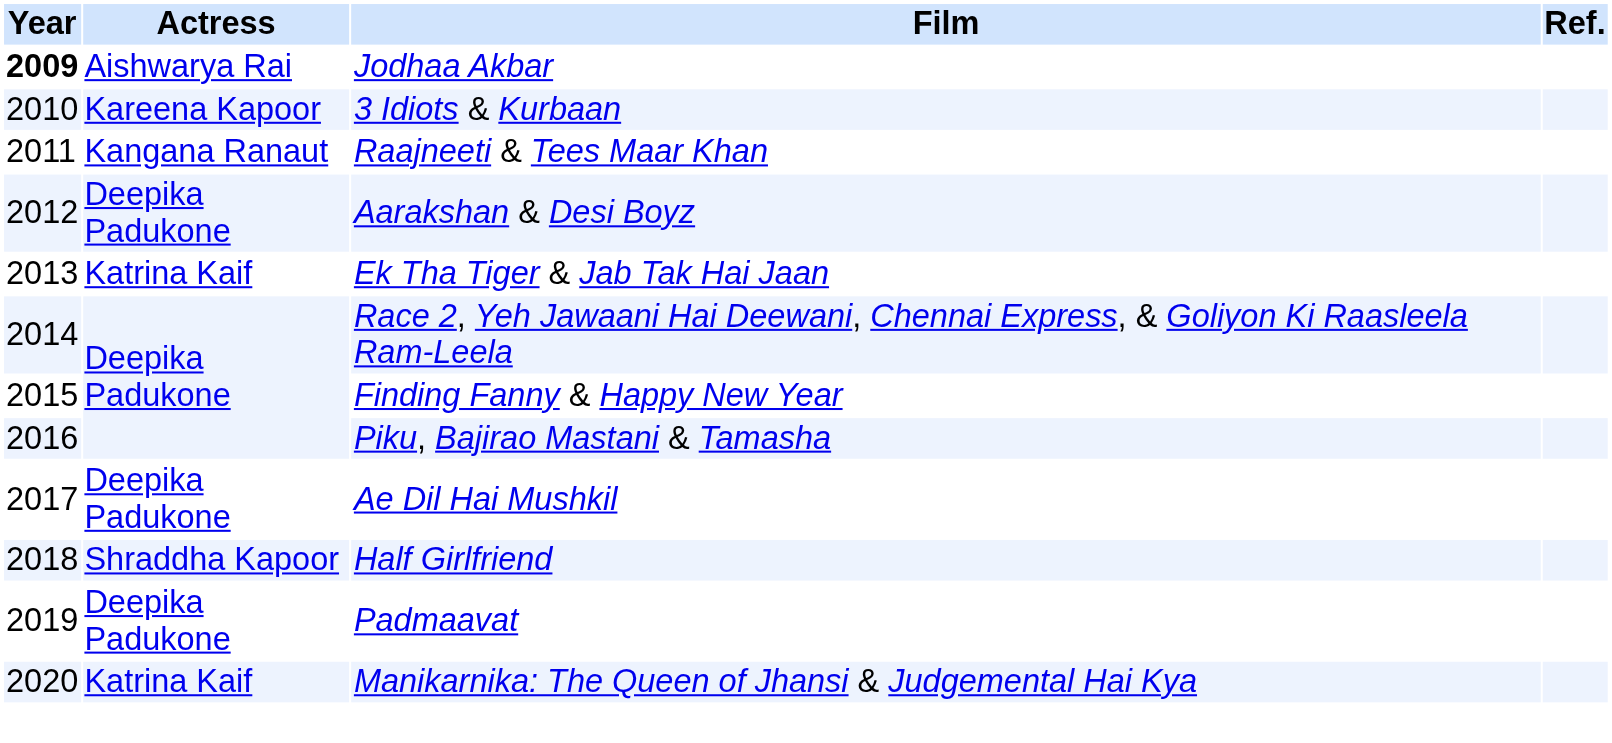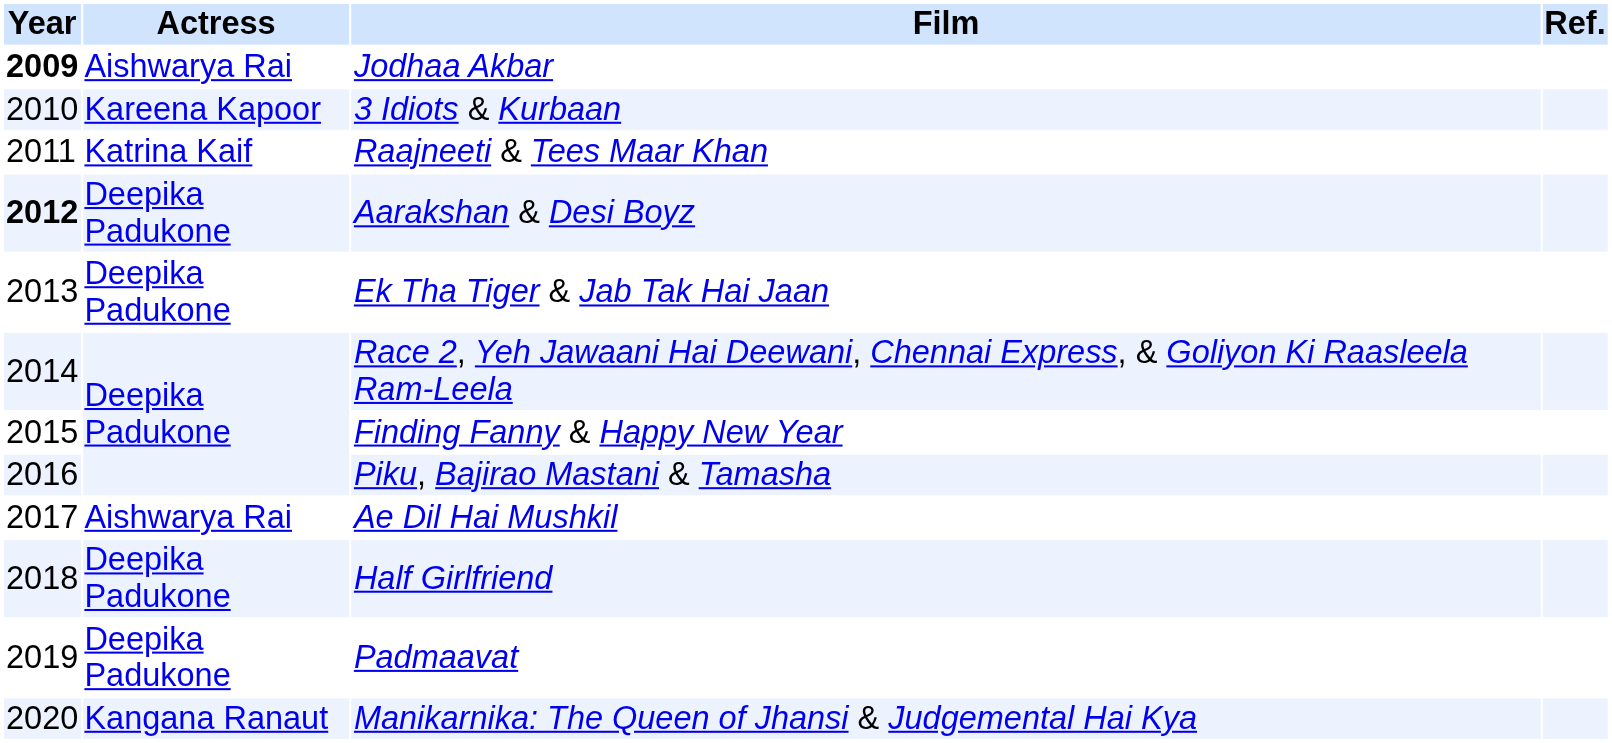(206, 151) Kangana Ranaut -> (168, 151) Katrina Kaif
(42, 212) normal -> (42, 212) bold
(168, 273) Katrina Kaif -> (158, 291) Deepika Padukone
(158, 498) Deepika Padukone -> (188, 517) Aishwarya Rai
(212, 559) Shraddha Kapoor -> (158, 578) Deepika Padukone
(168, 681) Katrina Kaif -> (206, 718) Kangana Ranaut
